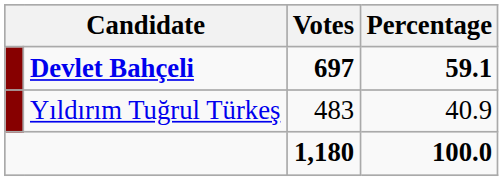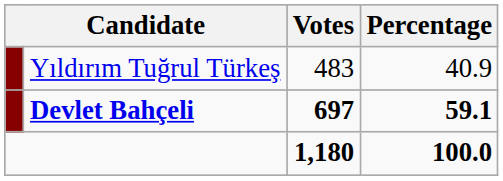rows swapped: (112, 68) <-> (155, 110)
